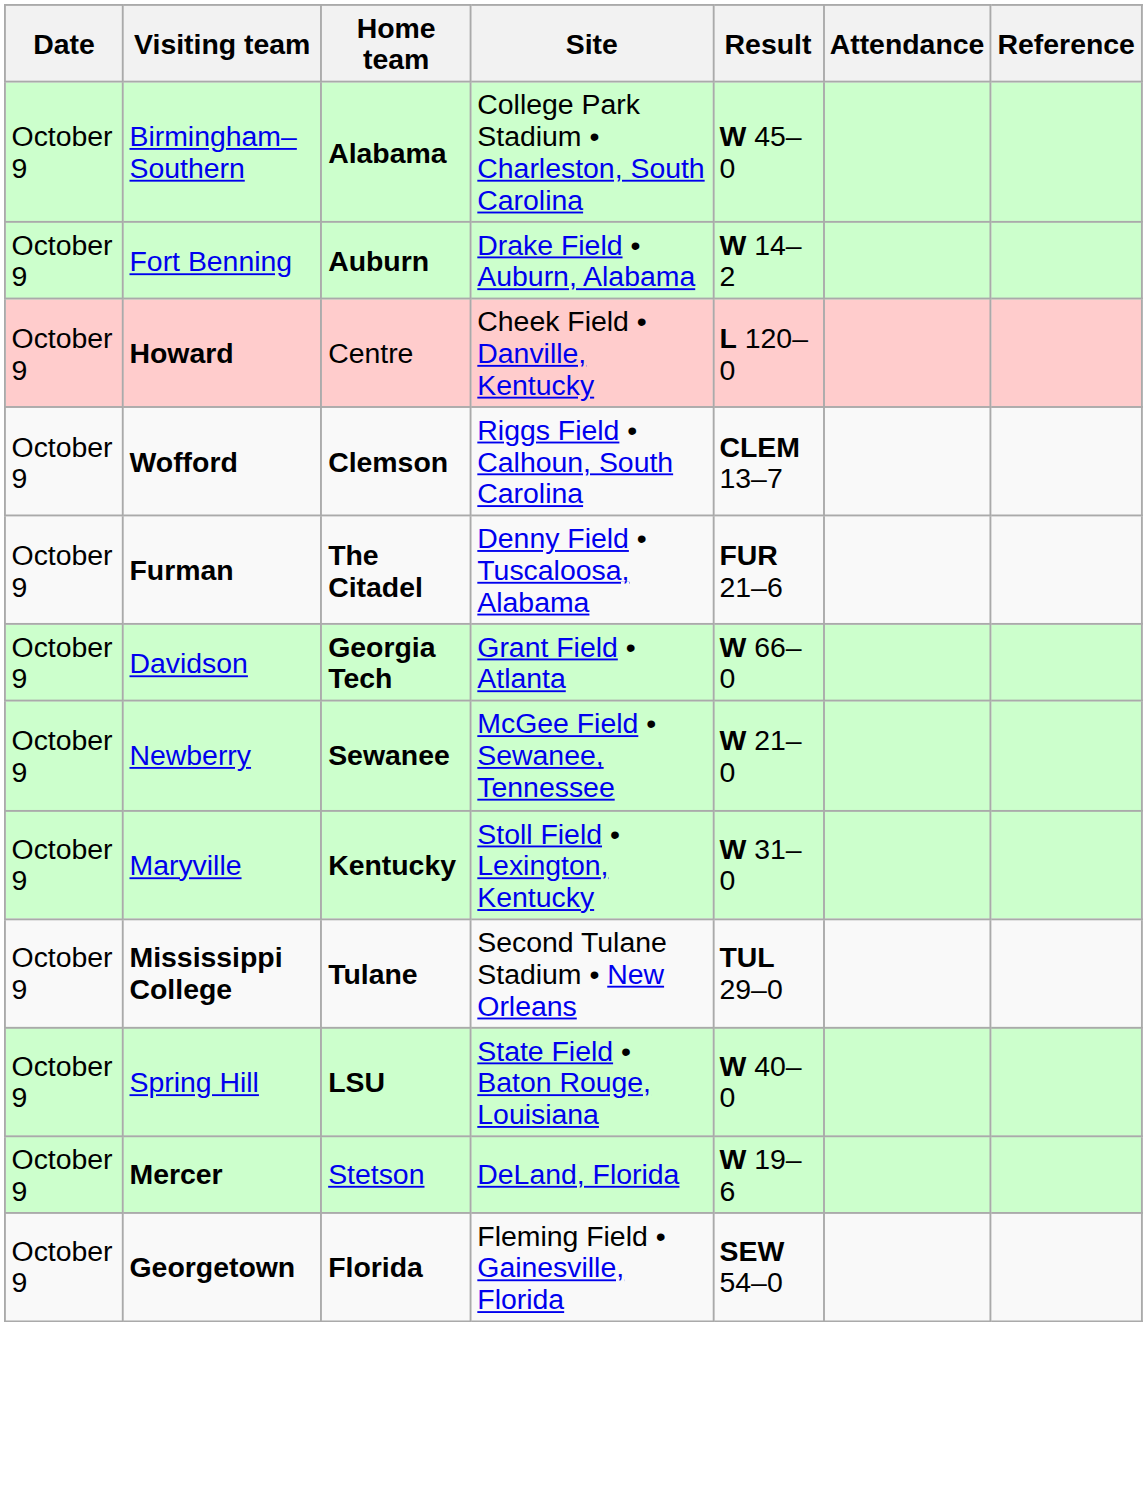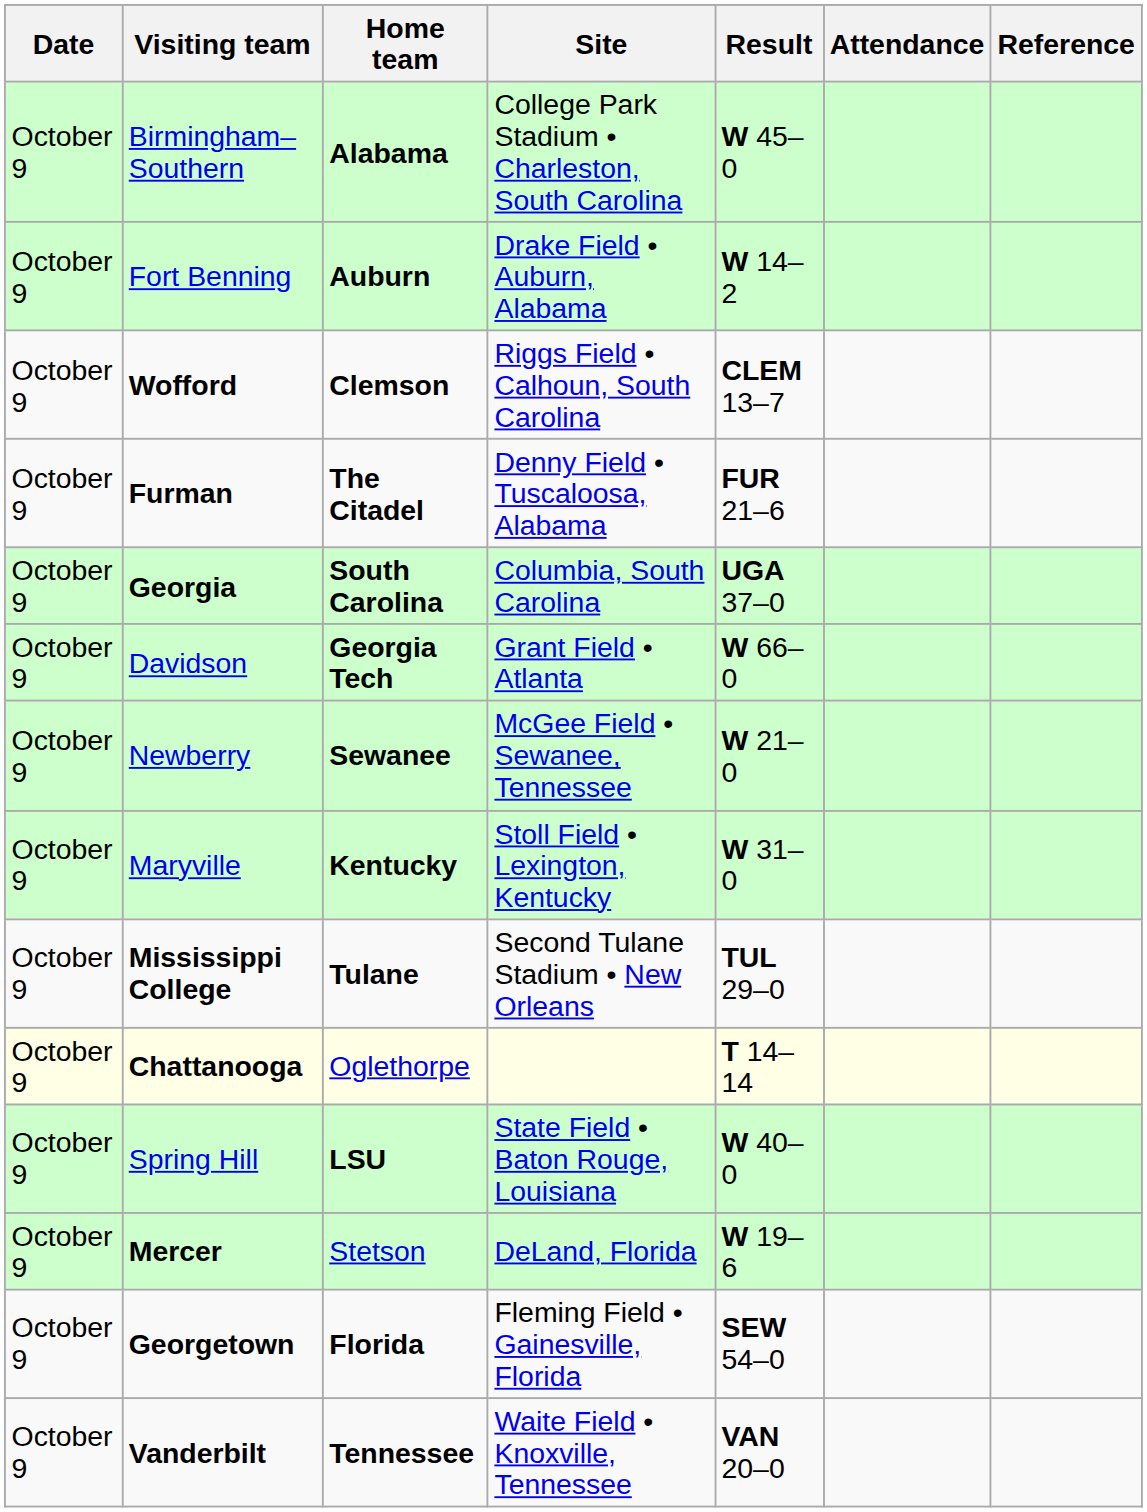- row: (182, 353)
+ row: (182, 586)
+ row: (216, 1066)
+ row: (197, 1452)
